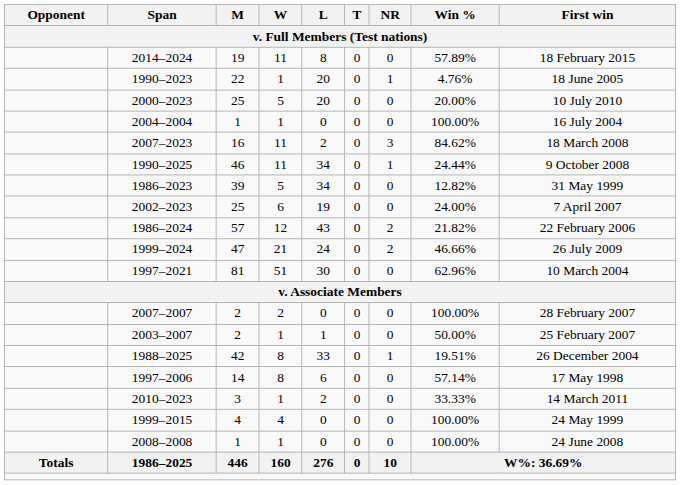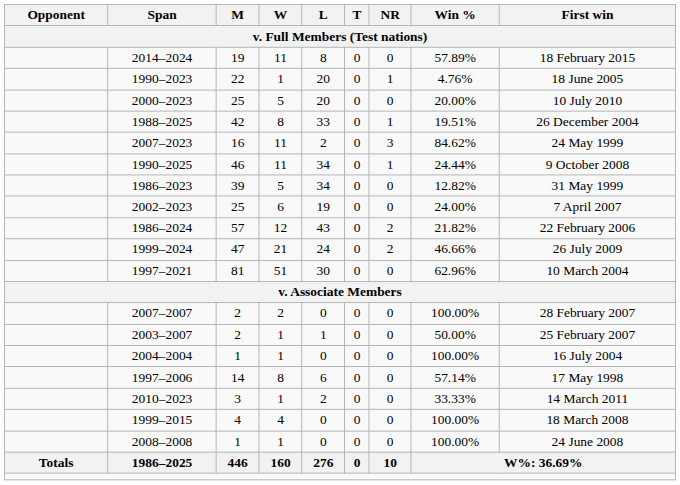rows swapped: (162, 356) <-> (162, 121)
(587, 143) 18 March 2008 -> (587, 143) 24 May 1999
(587, 420) 24 May 1999 -> (587, 420) 18 March 2008
